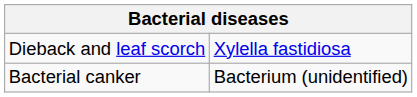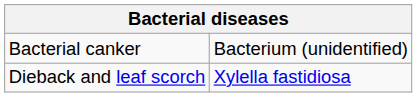rows swapped: (75, 77) <-> (107, 48)
